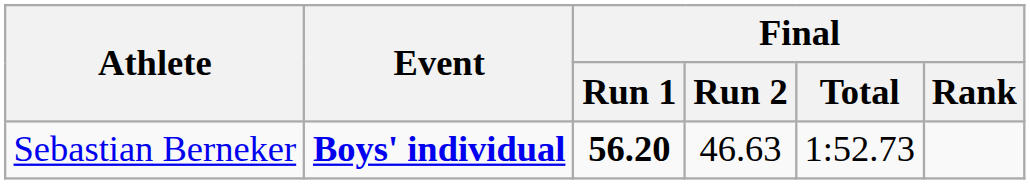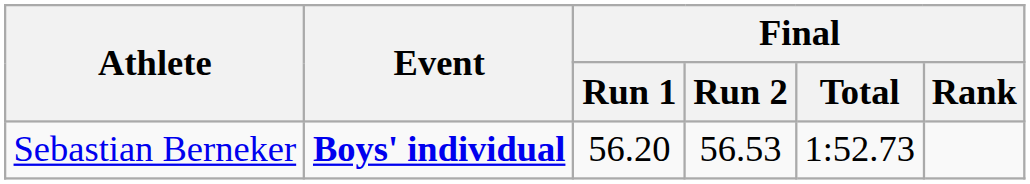(629, 149) bold -> (629, 149) normal
(740, 149) 46.63 -> (740, 149) 56.53
